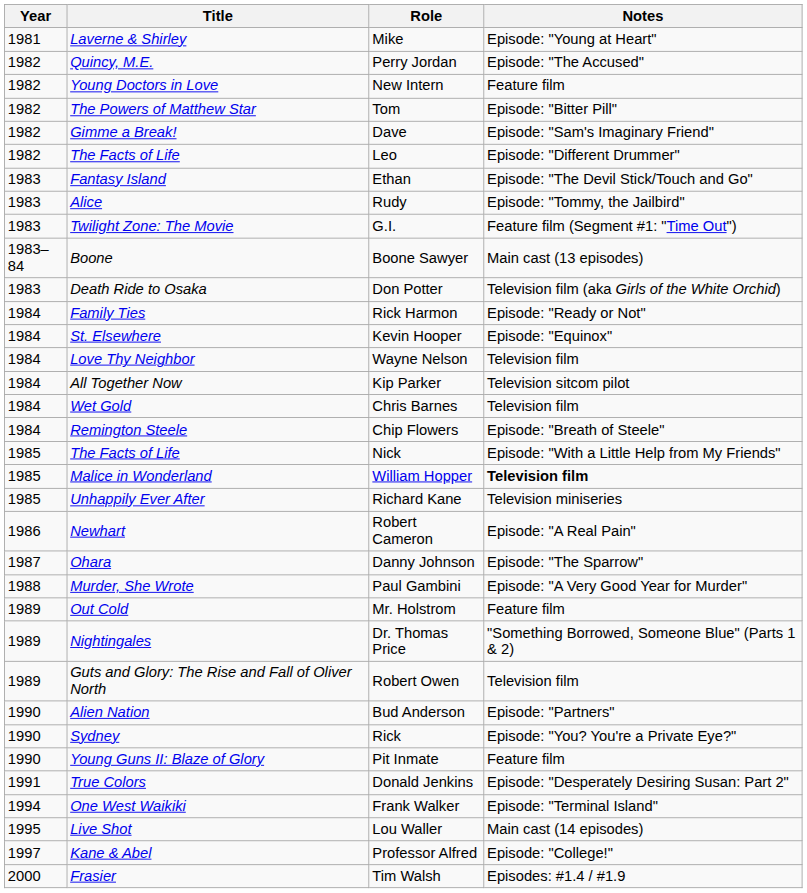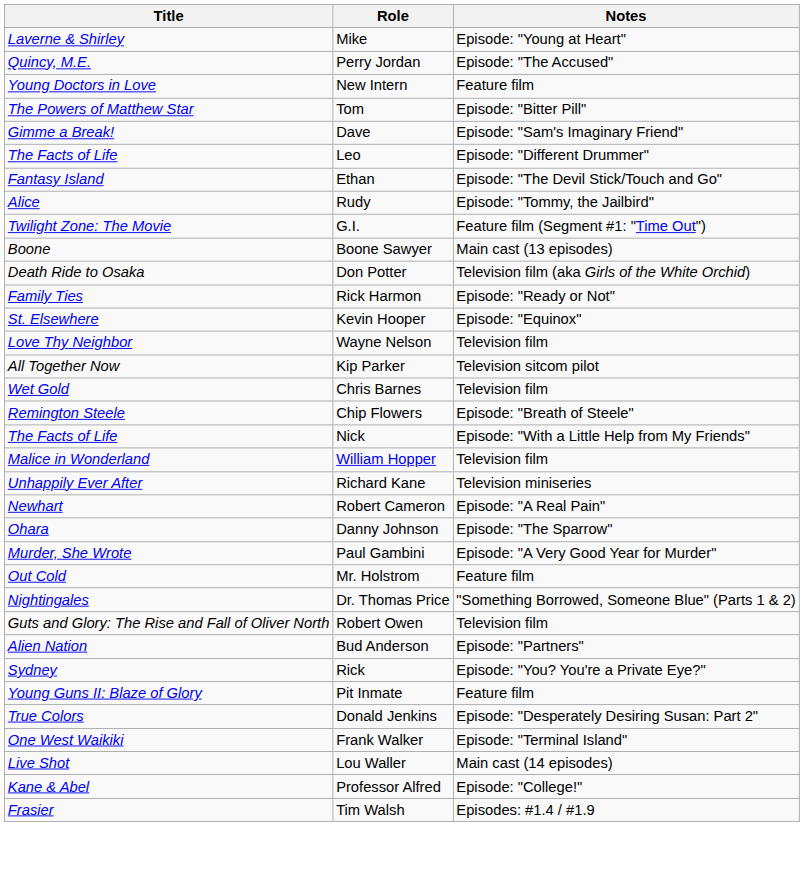- column: (36, 16)
(538, 476) bold -> (502, 459) normal
